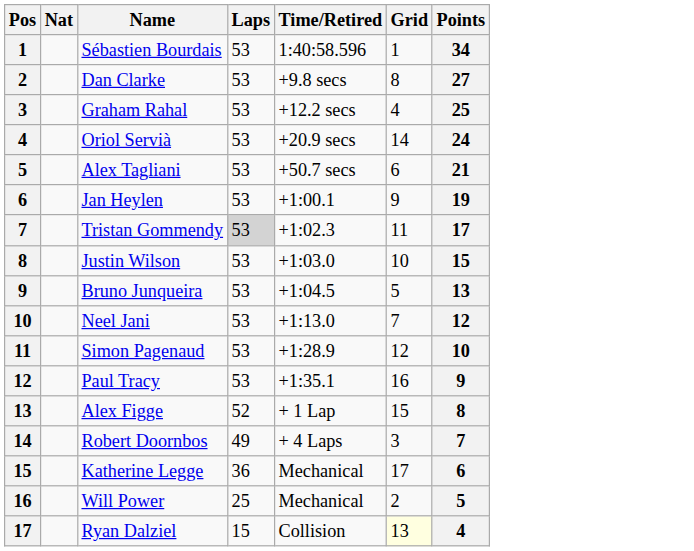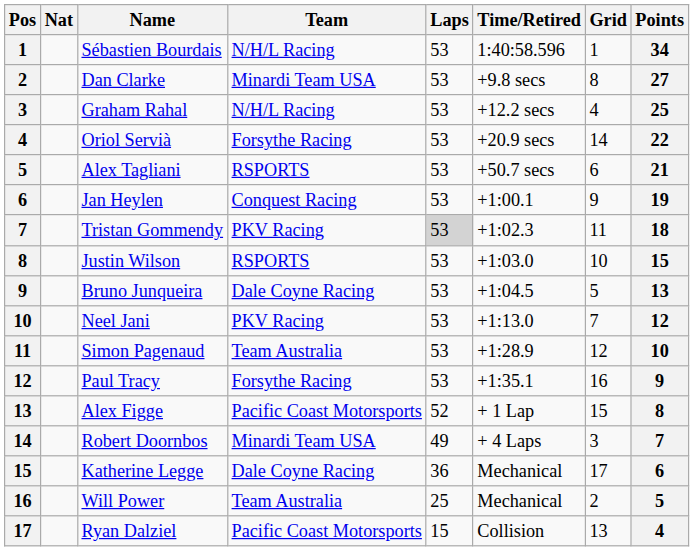+ column: (327, 19)
(461, 140) 24 -> (660, 140) 22
(461, 230) 17 -> (660, 230) 18
(400, 531) lightyellow background -> (599, 531) no background
